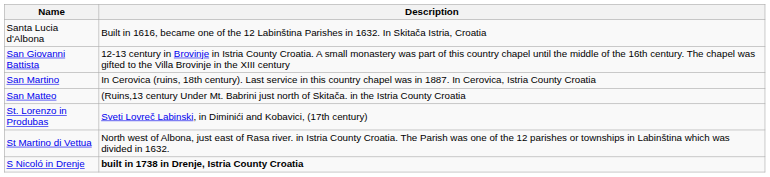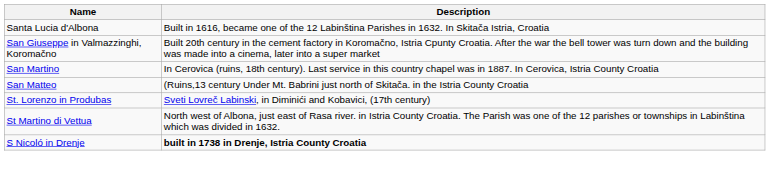- row: (36, 59)
+ row: (74, 48)
